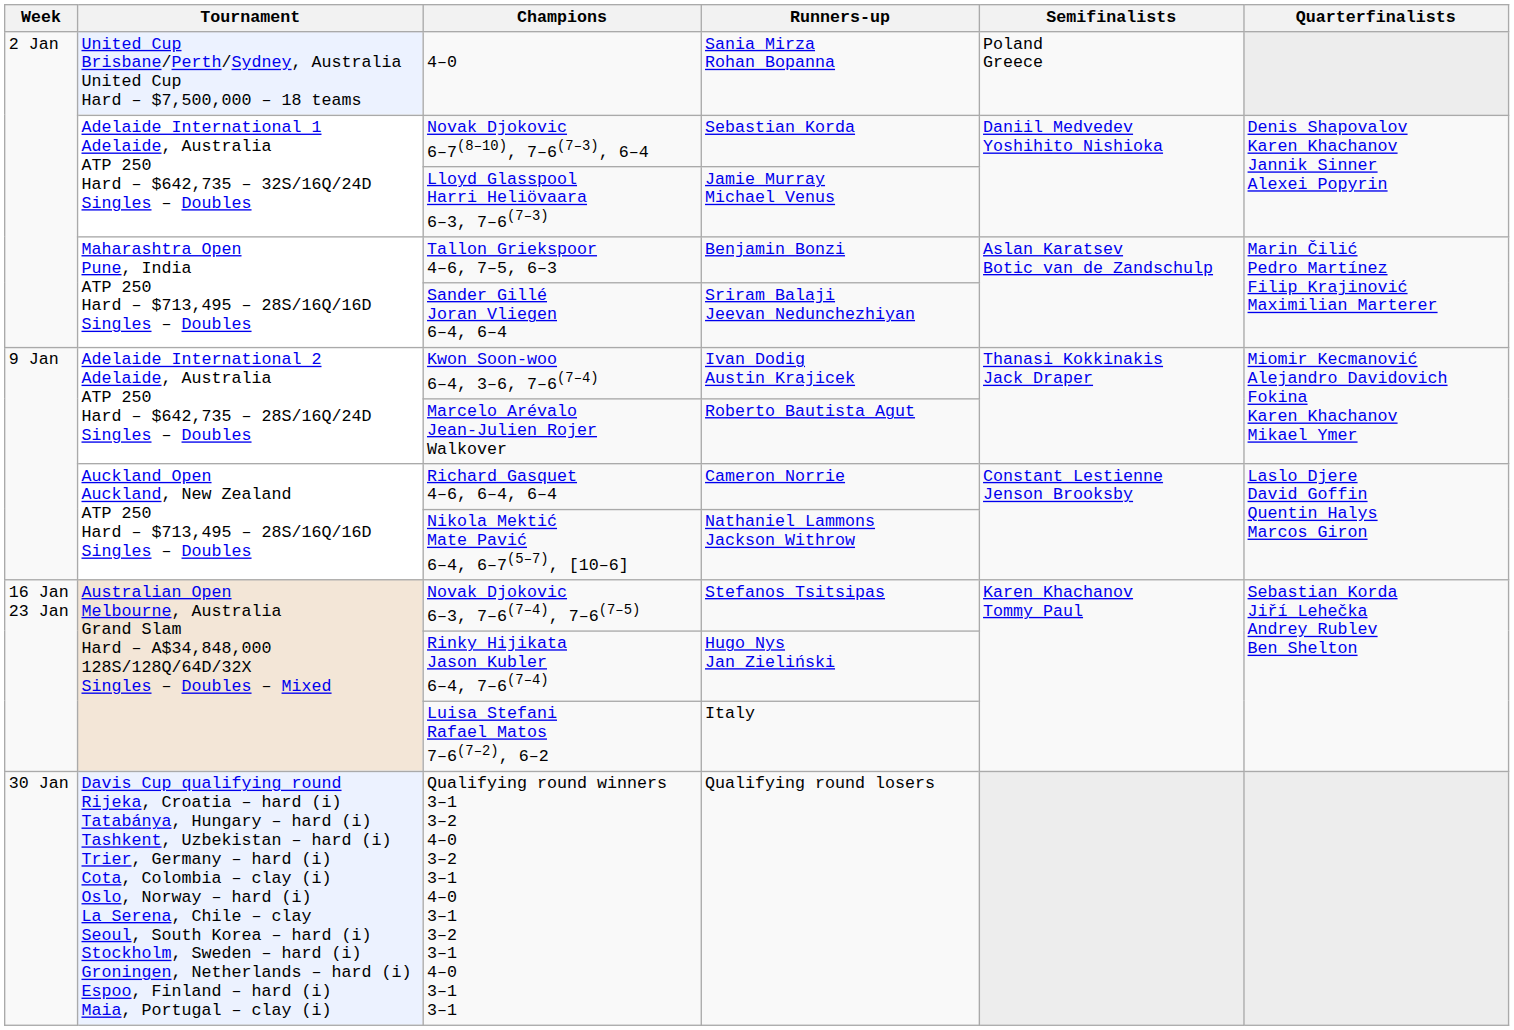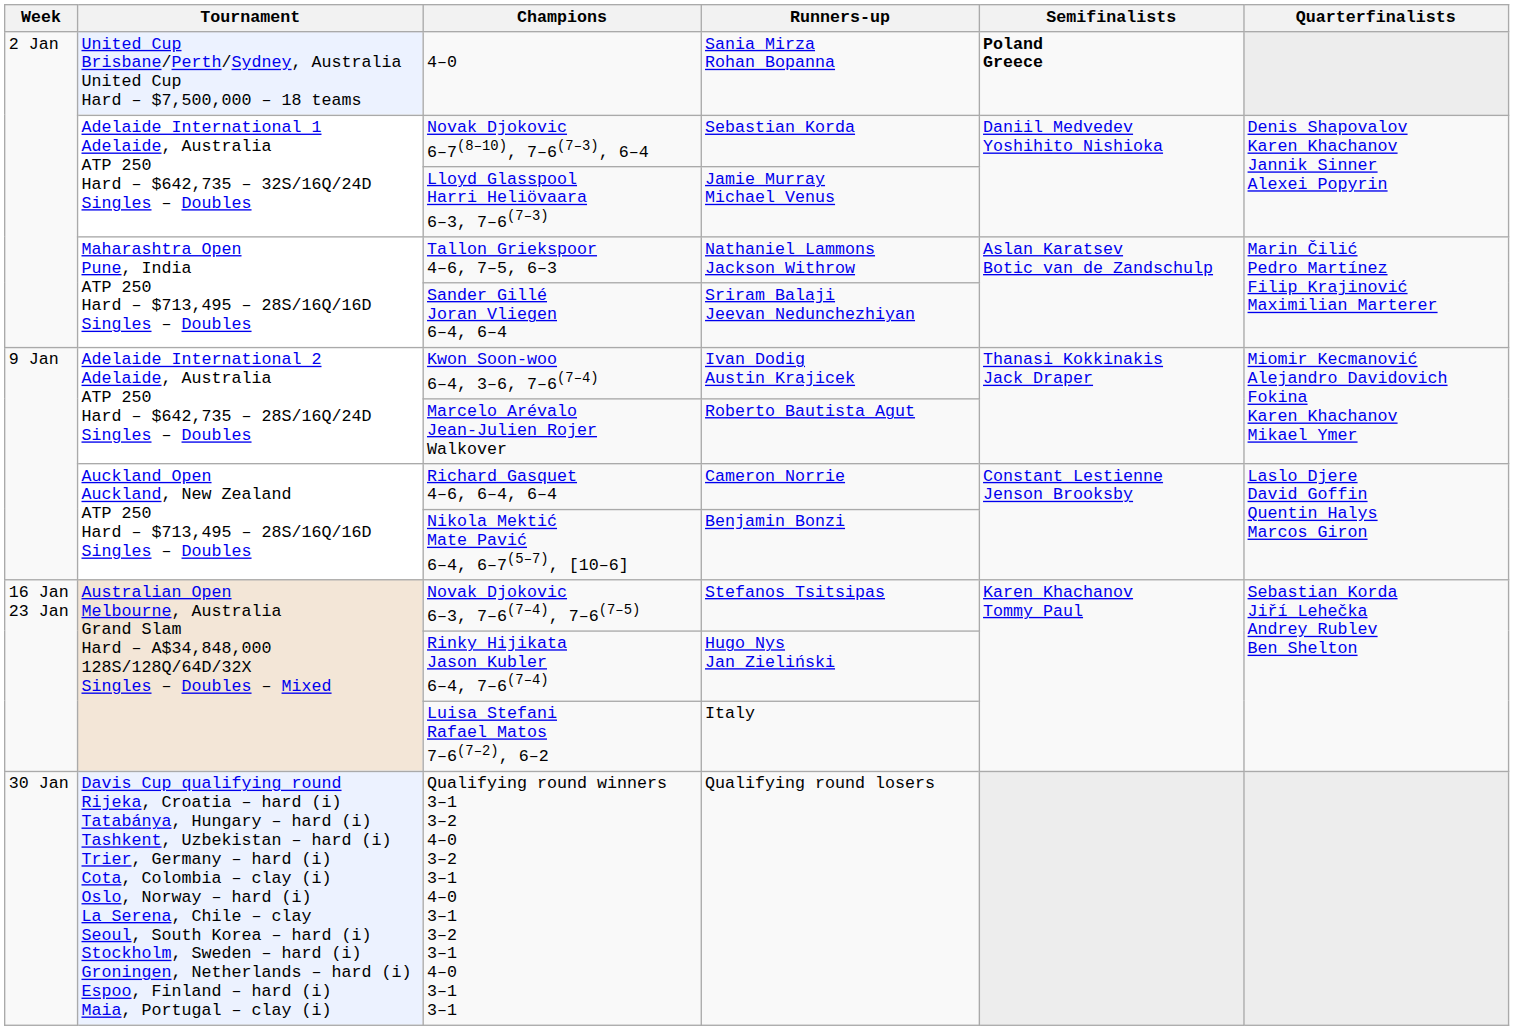(1013, 55) normal -> (1013, 55) bold
(775, 251) Benjamin Bonzi -> (790, 260) Nathaniel Lammons Jackson Withrow
(790, 533) Nathaniel Lammons Jackson Withrow -> (775, 523) Benjamin Bonzi
